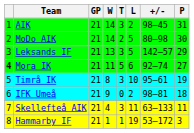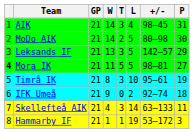(131, 25) 2 -> (131, 25) 4
(131, 66) 6 -> (131, 66) 5
(155, 66) 92–74 -> (155, 66) 98–81
(155, 94) 98–81 -> (155, 94) 92–74
(133, 108) 11 -> (133, 108) 14
